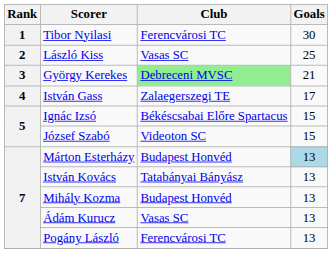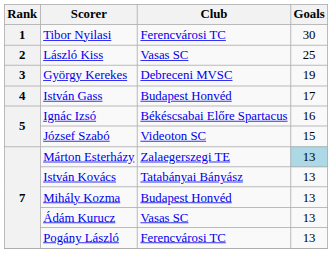(186, 75) lightgreen background -> (186, 75) no background
(309, 75) 21 -> (309, 75) 19
(185, 95) Zalaegerszegi TE -> (186, 95) Budapest Honvéd
(309, 116) 15 -> (309, 116) 16
(186, 156) Budapest Honvéd -> (185, 156) Zalaegerszegi TE
